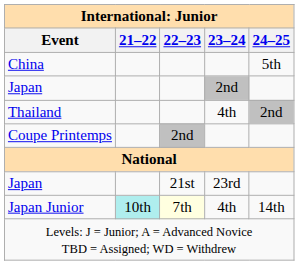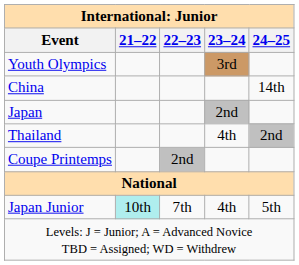+ row: (57, 64)
(271, 64) 5th -> (271, 87) 14th
- row: (25, 183)
(182, 207) lightyellow background -> (182, 207) no background
(271, 207) 14th -> (271, 207) 5th
